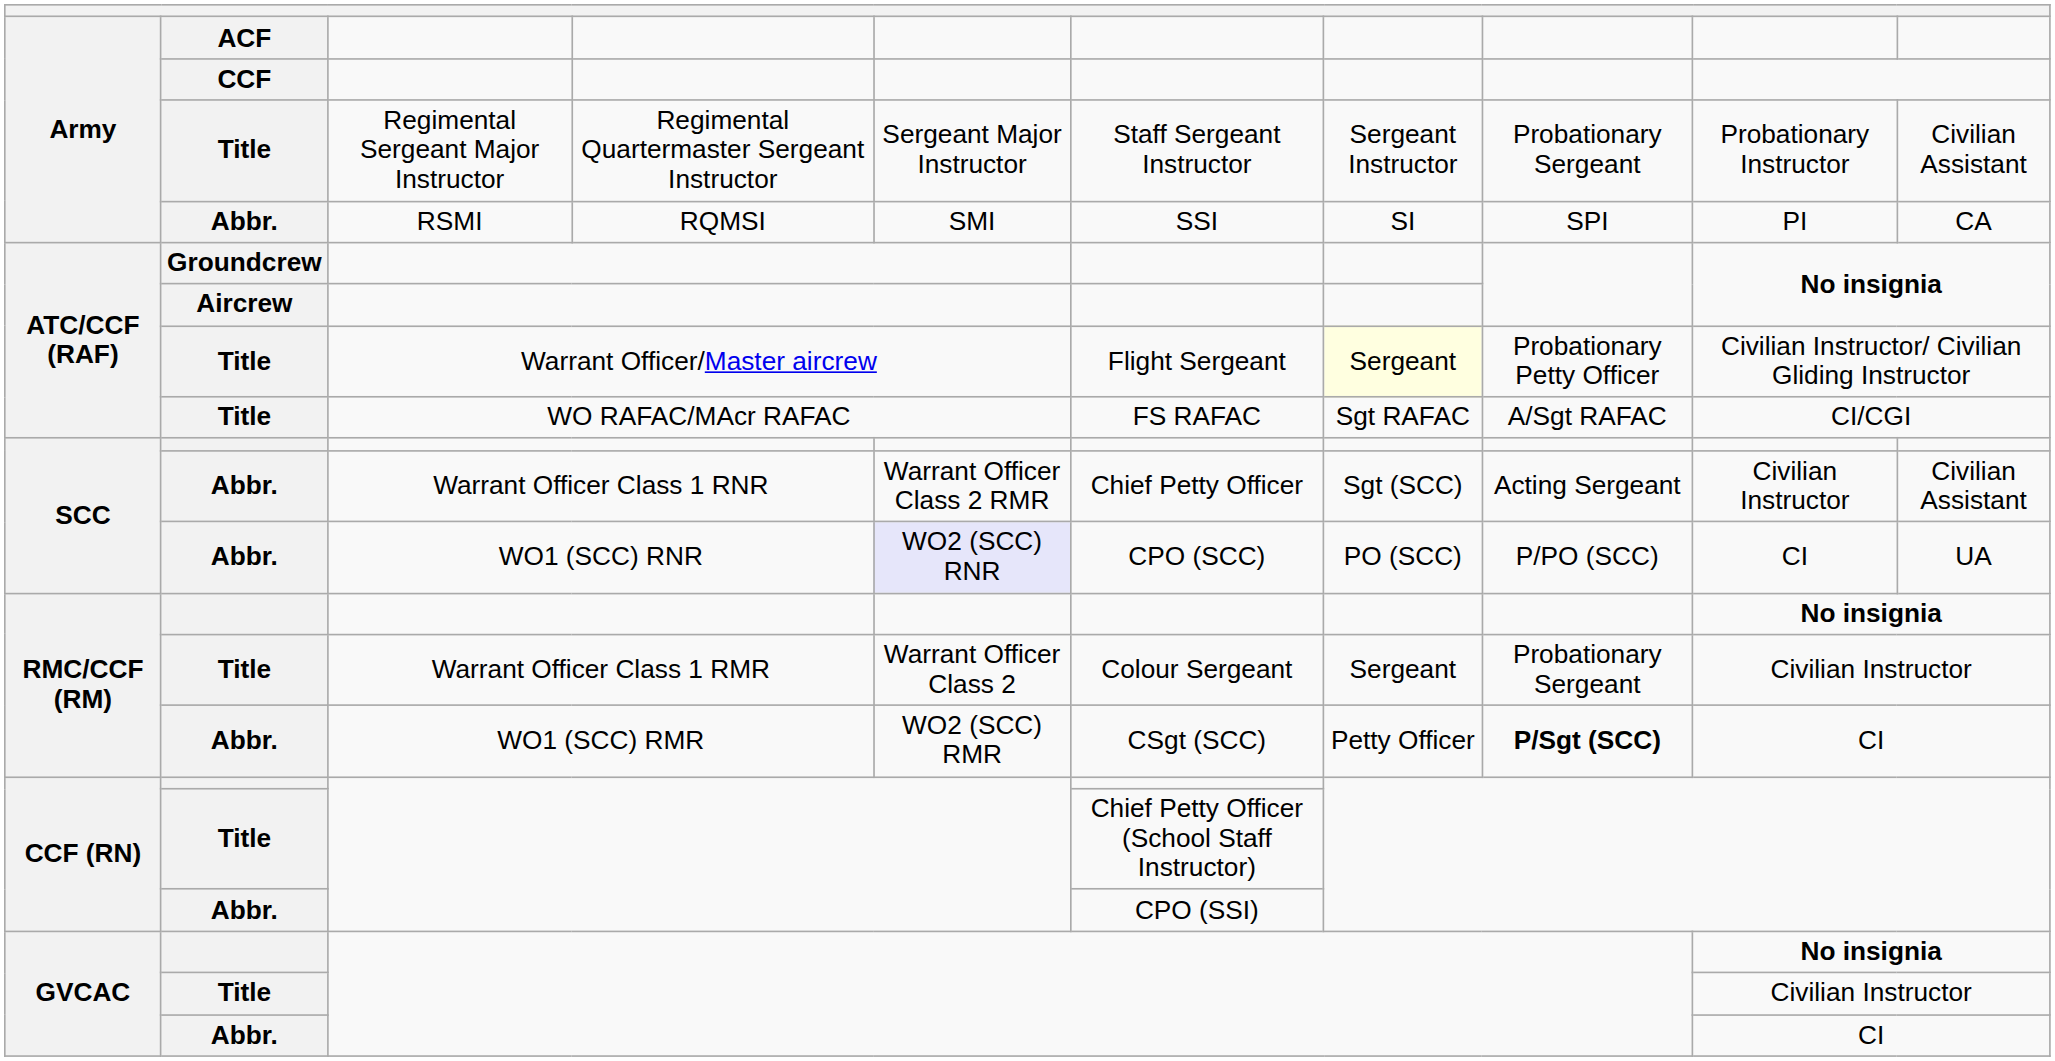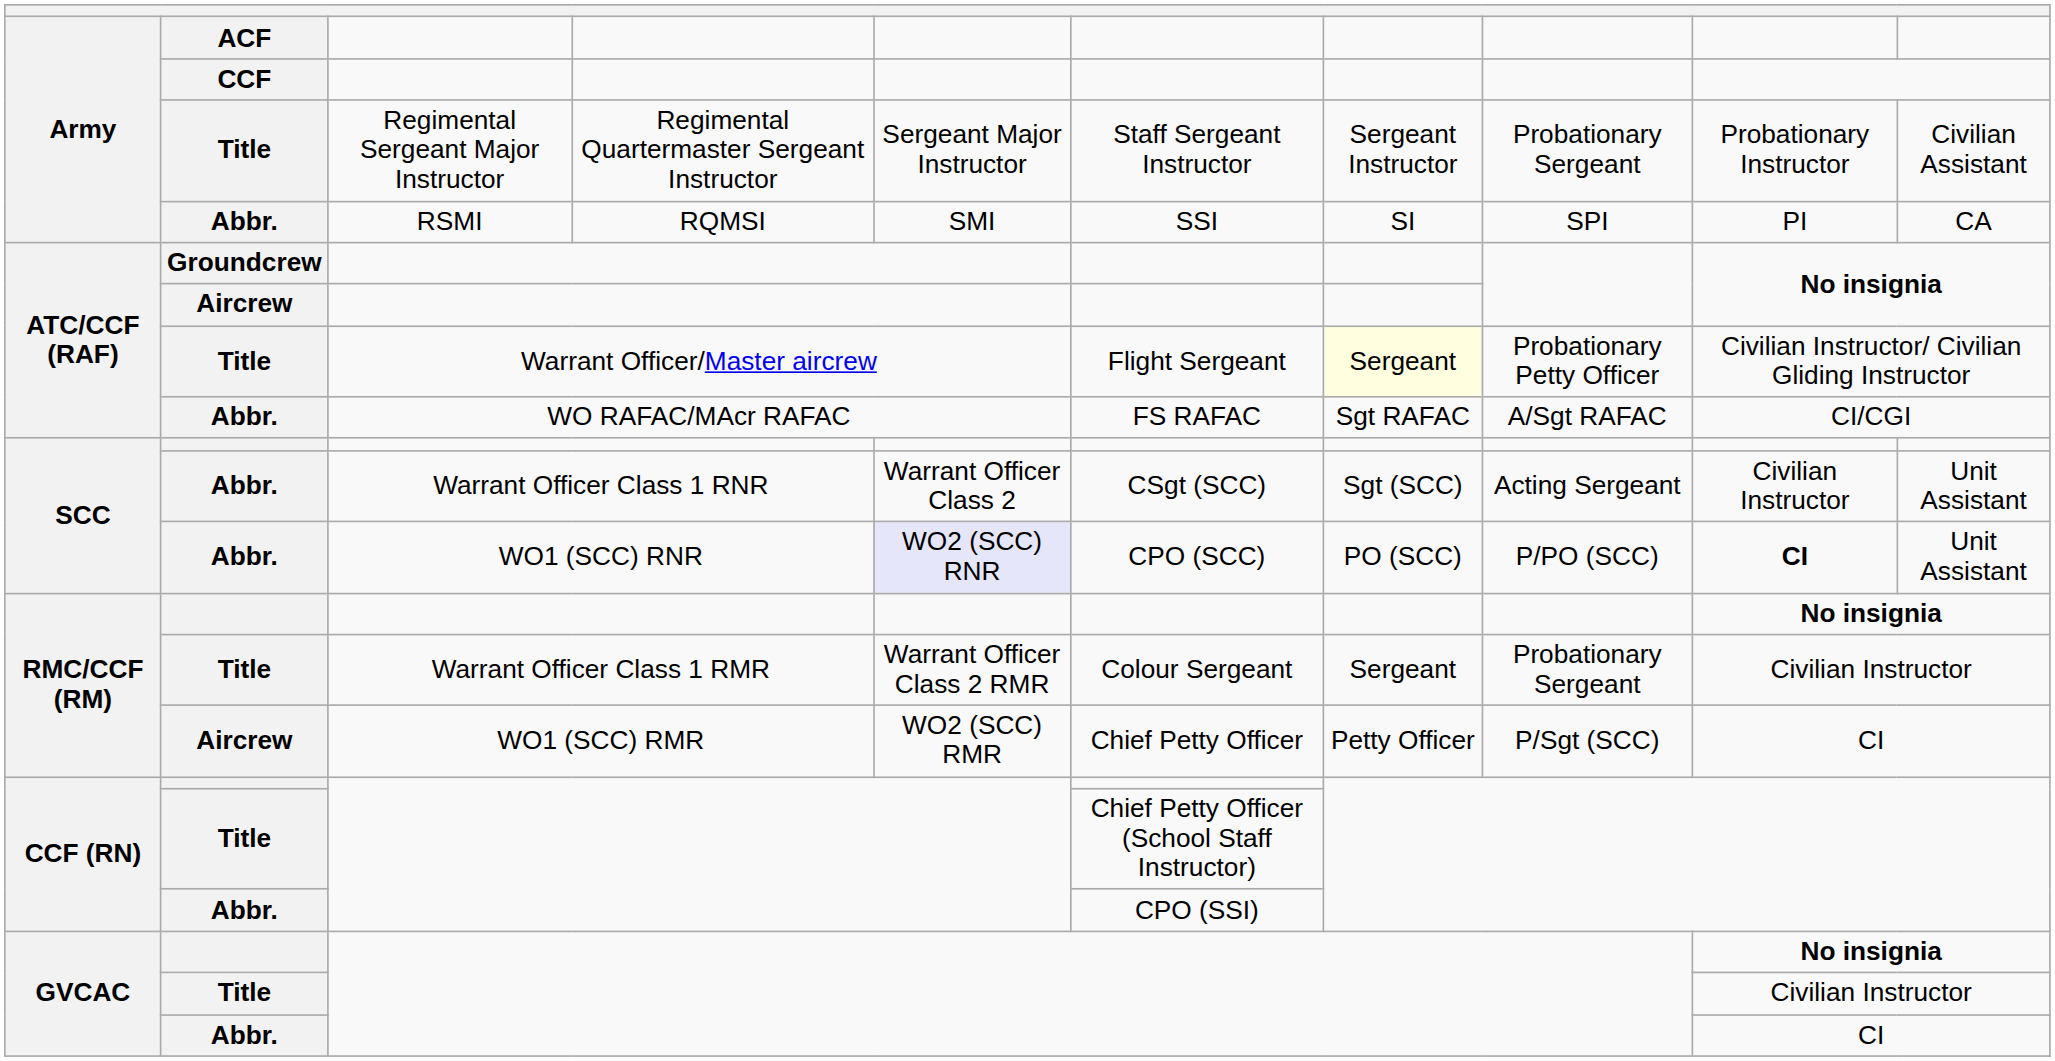(244, 417) Title -> (244, 417) Abbr.
(972, 485) Warrant Officer Class 2 RMR -> (972, 485) Warrant Officer Class 2
(1197, 485) Chief Petty Officer -> (1197, 485) CSgt (SCC)
(1974, 485) Civilian Assistant -> (1974, 485) Unit Assistant
(1795, 556) normal -> (1795, 556) bold
(1974, 556) UA -> (1974, 556) Unit Assistant
(972, 669) Warrant Officer Class 2 -> (972, 669) Warrant Officer Class 2 RMR
(244, 740) Abbr. -> (244, 740) Aircrew
(1197, 740) CSgt (SCC) -> (1197, 740) Chief Petty Officer
(1587, 740) bold -> (1587, 740) normal
